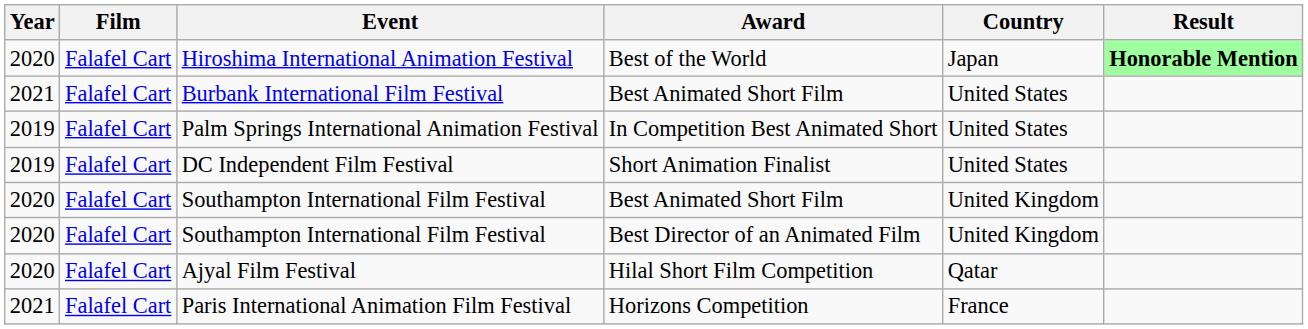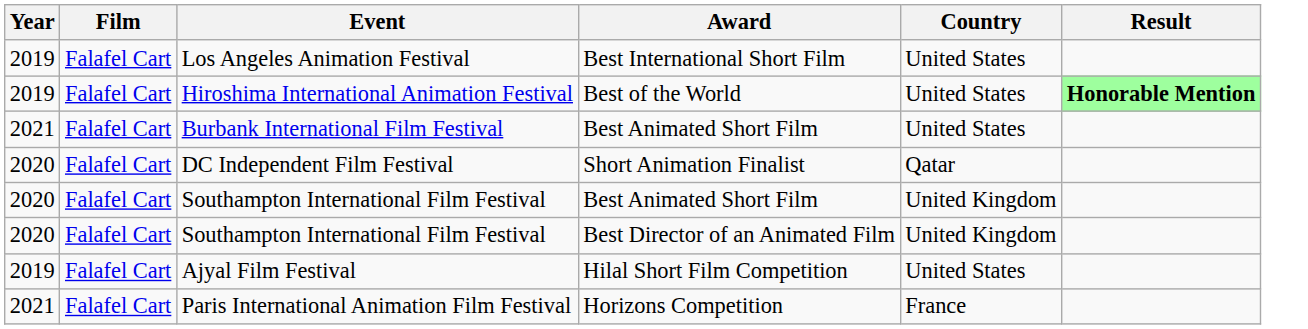+ row: (326, 57)
(32, 57) 2020 -> (32, 93) 2019
(1023, 58) Japan -> (981, 94) United States
- row: (390, 128)
(32, 164) 2019 -> (32, 164) 2020
(1023, 165) United States -> (981, 165) Qatar
(32, 270) 2020 -> (32, 270) 2019
(1023, 271) Qatar -> (981, 271) United States
